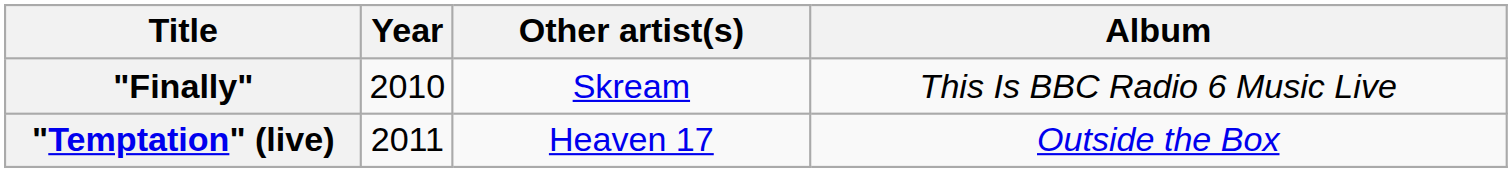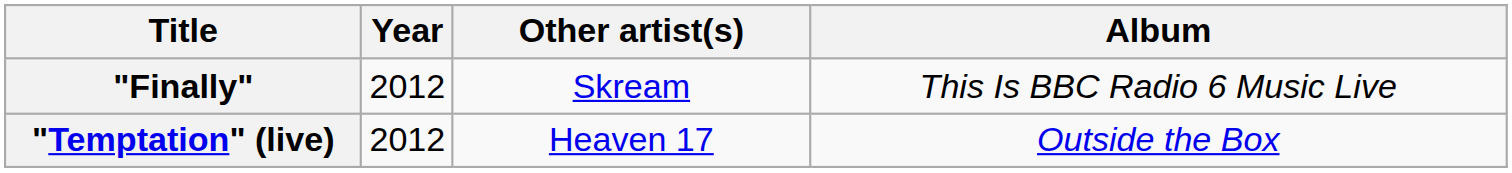(407, 85) 2010 -> (407, 85) 2012
(407, 139) 2011 -> (407, 139) 2012
